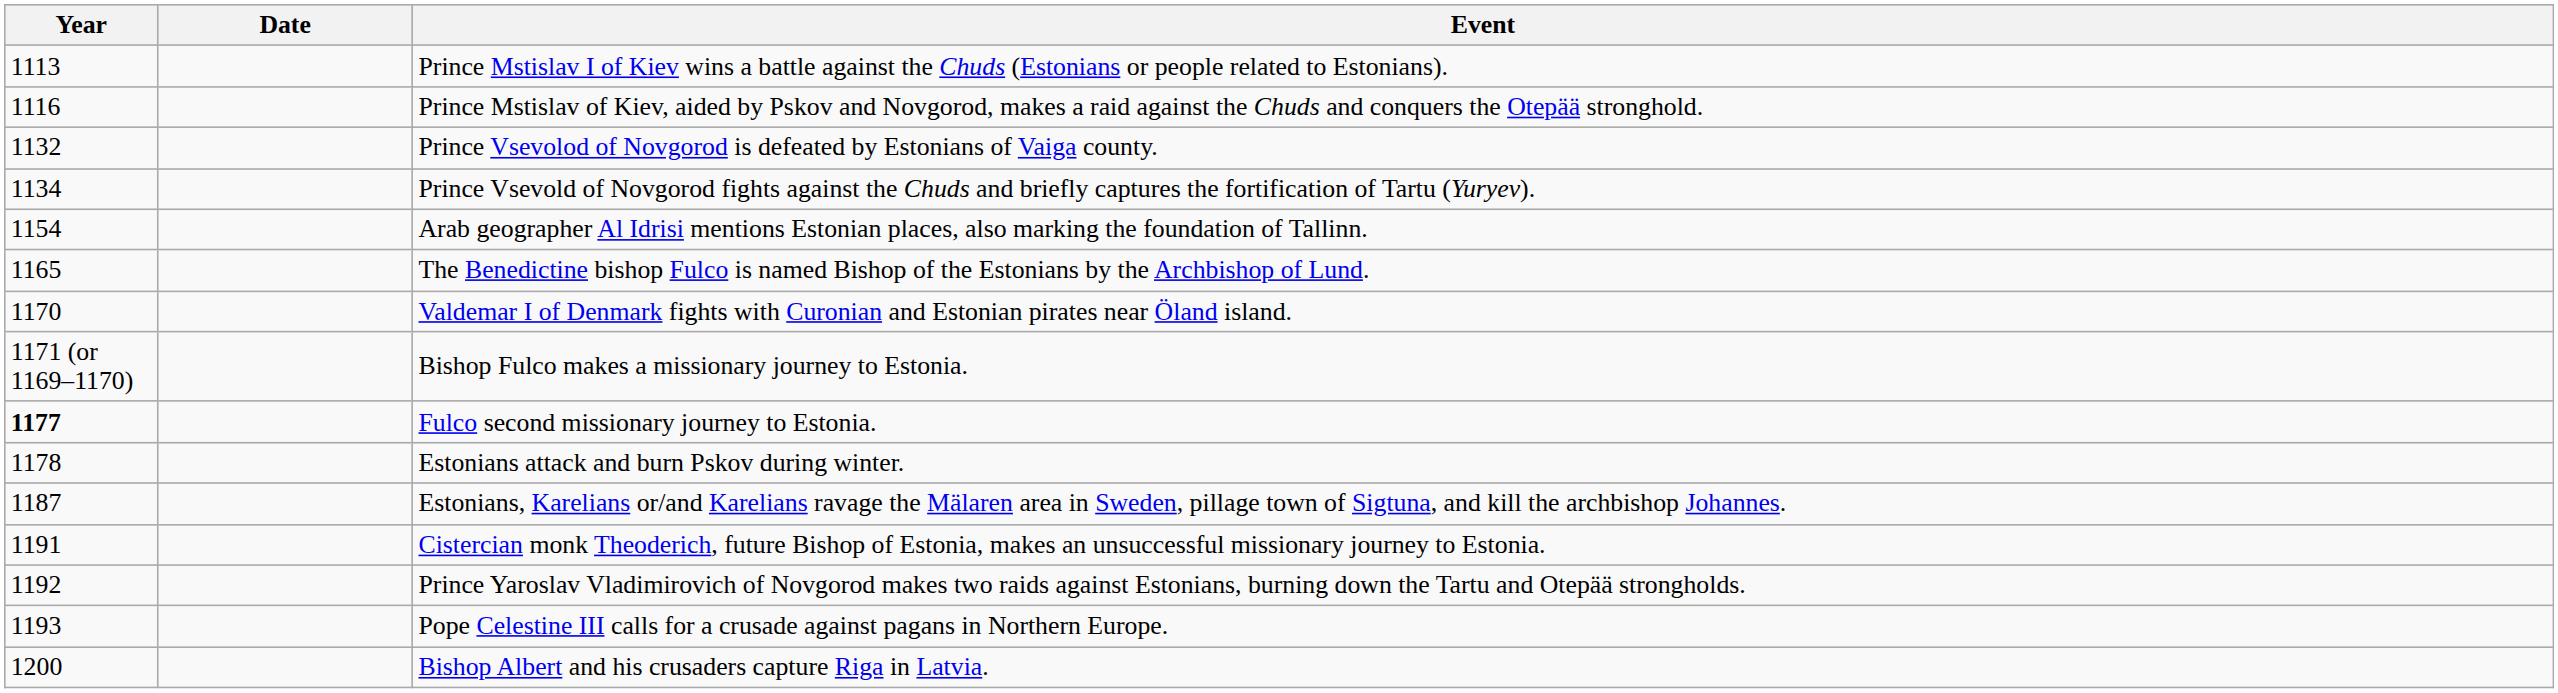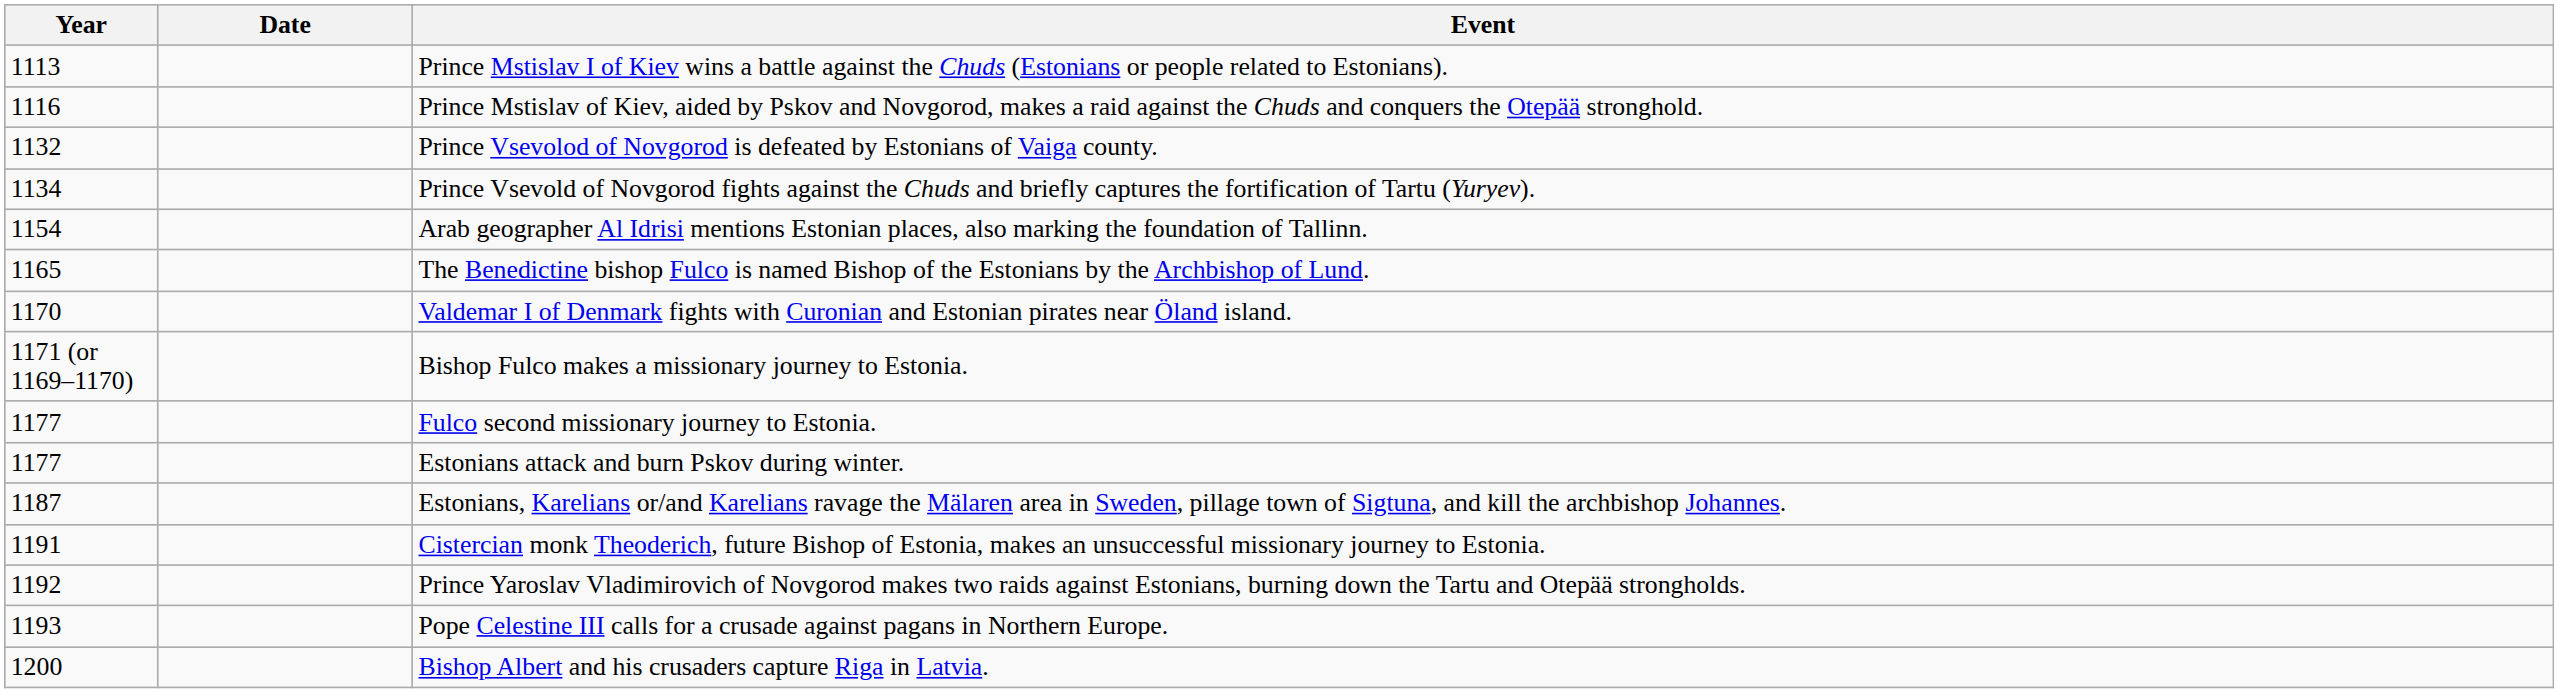(36, 421) bold -> (36, 421) normal
(36, 462) 1178 -> (36, 462) 1177
